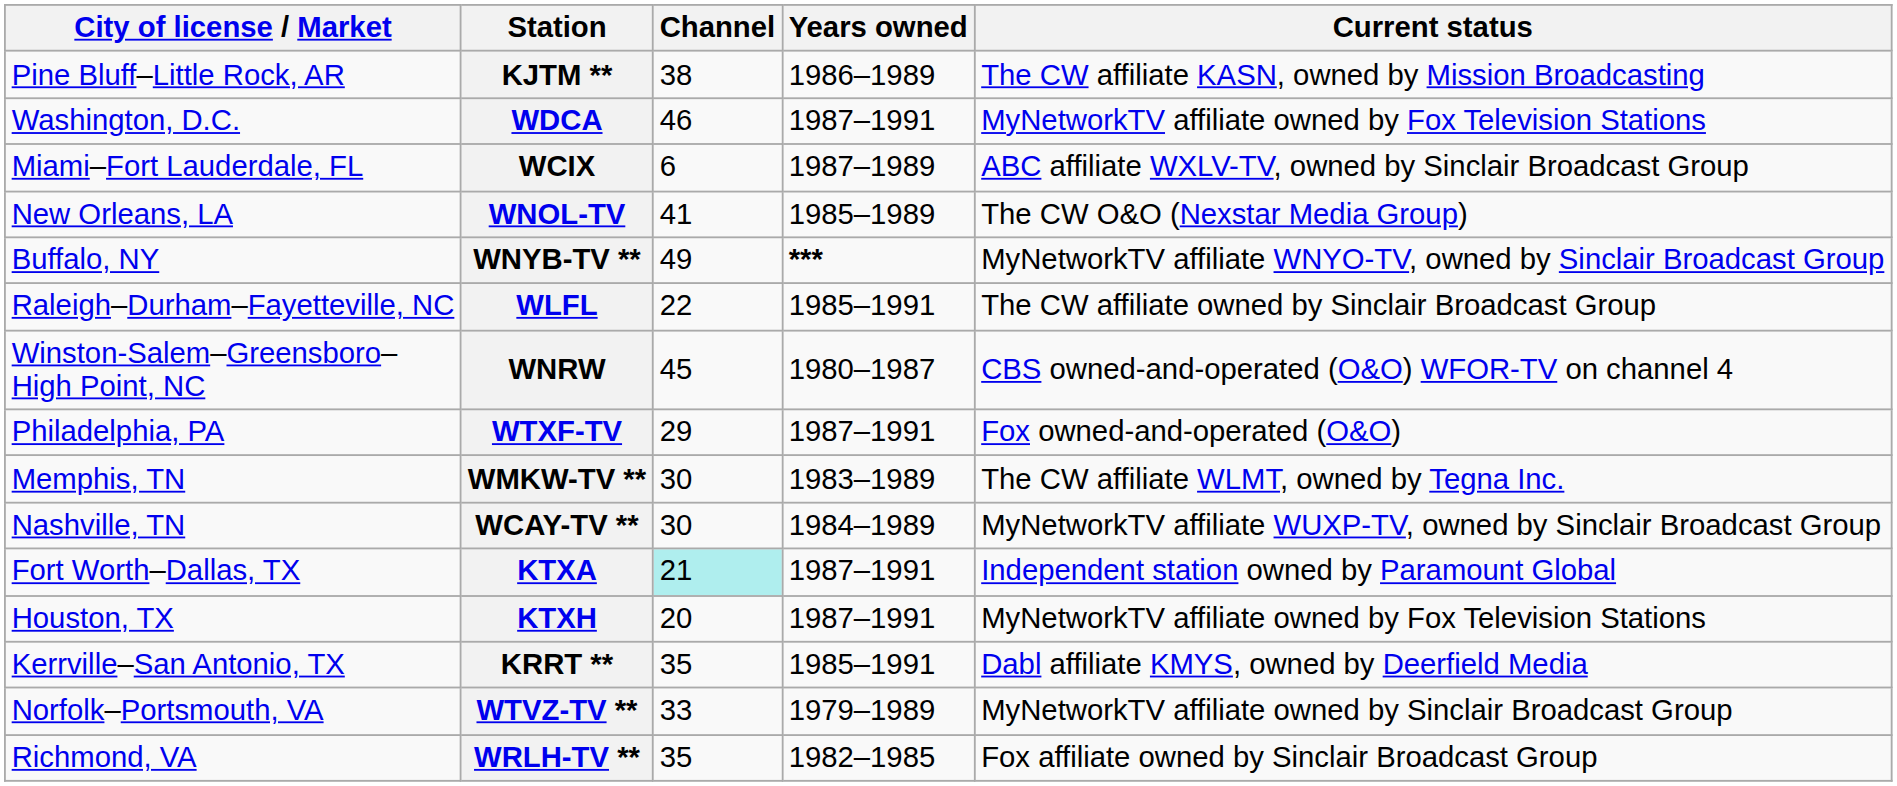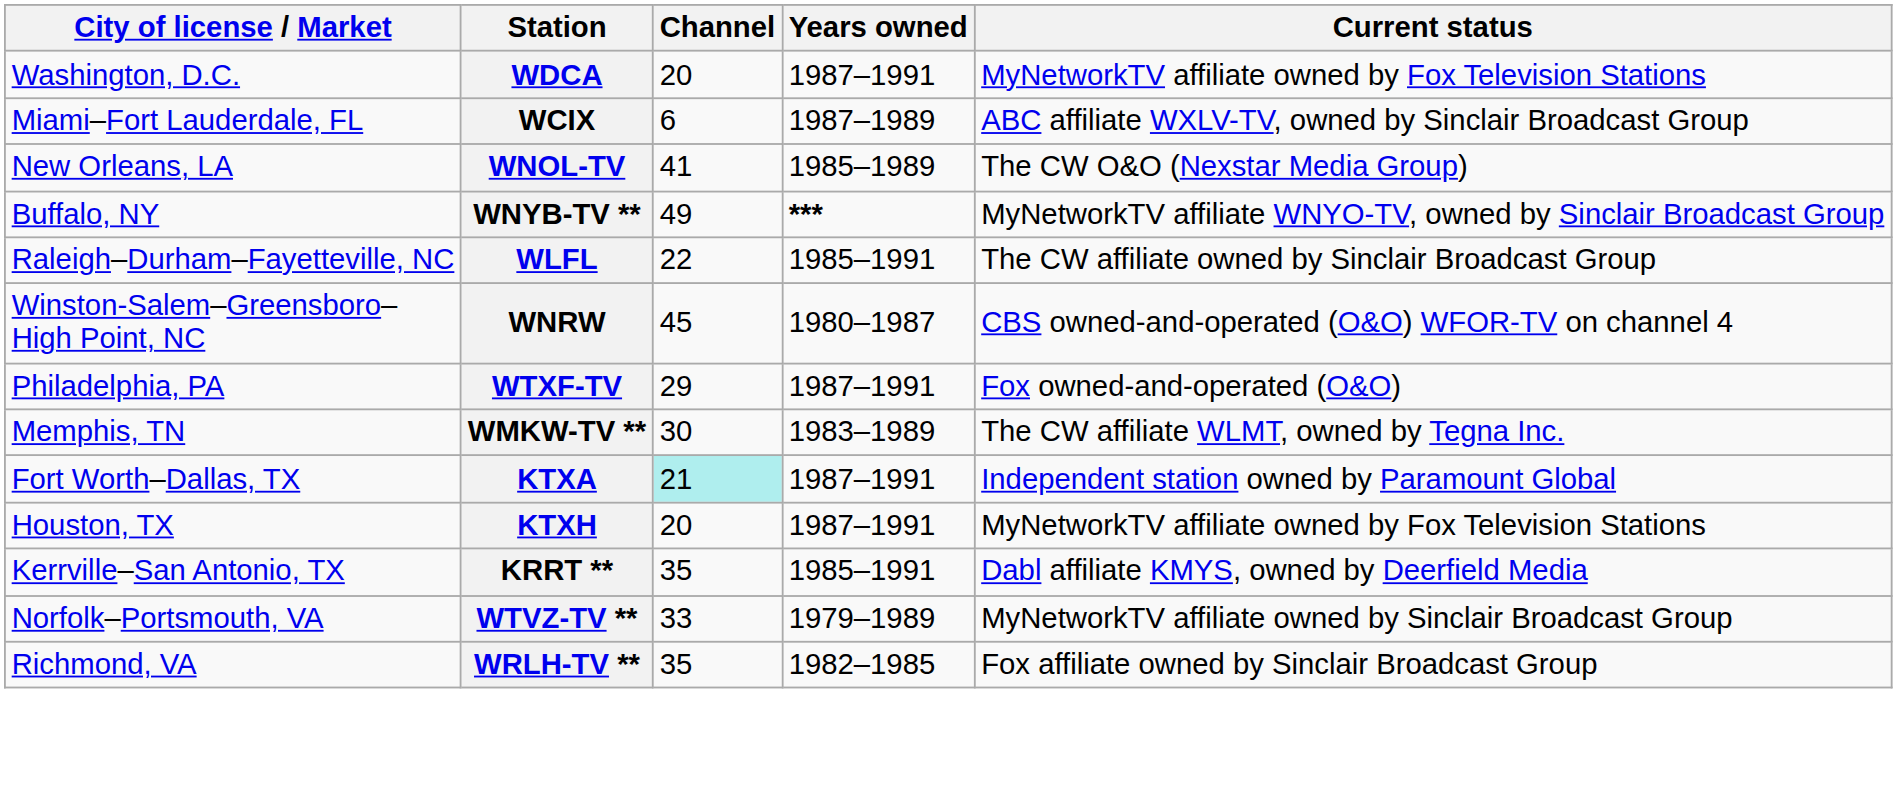- row: (557, 74)
(676, 120) 46 -> (676, 74) 20
- row: (557, 525)
